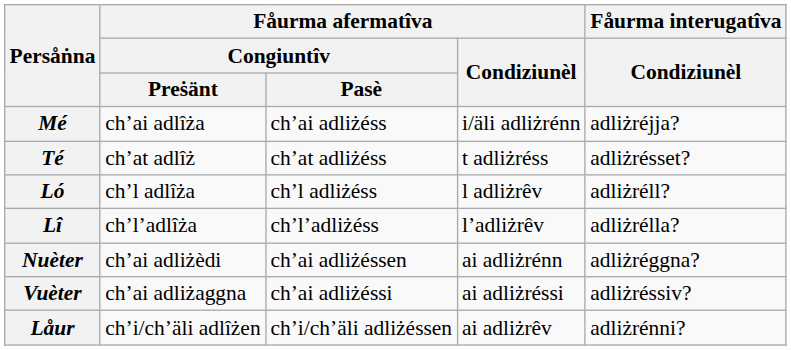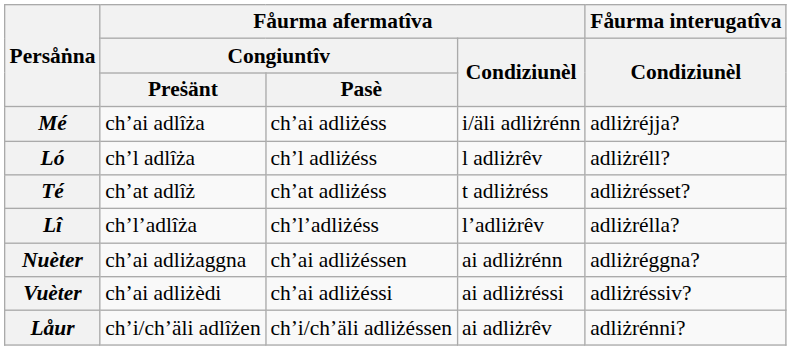rows swapped: (52, 157) <-> (52, 191)
(163, 259) ch’ai adliżèdi -> (176, 259) ch’ai adliżaggna
(176, 293) ch’ai adliżaggna -> (163, 293) ch’ai adliżèdi
